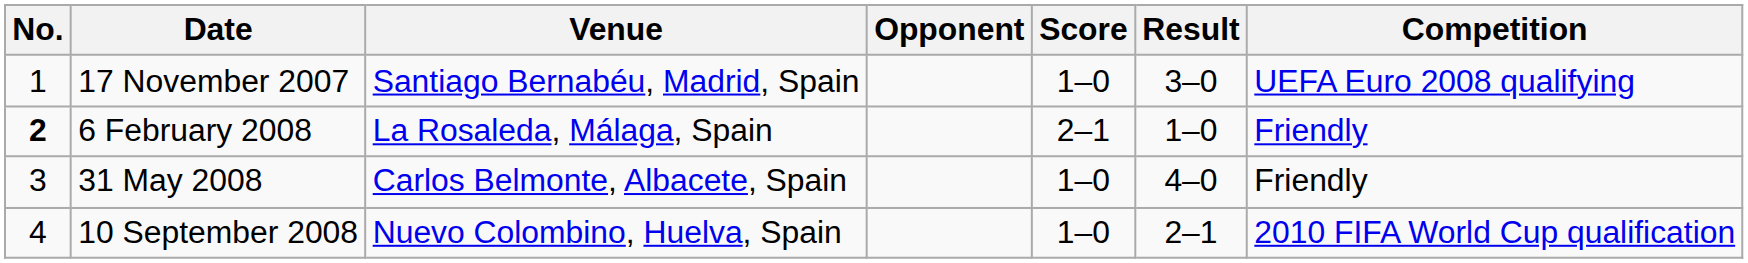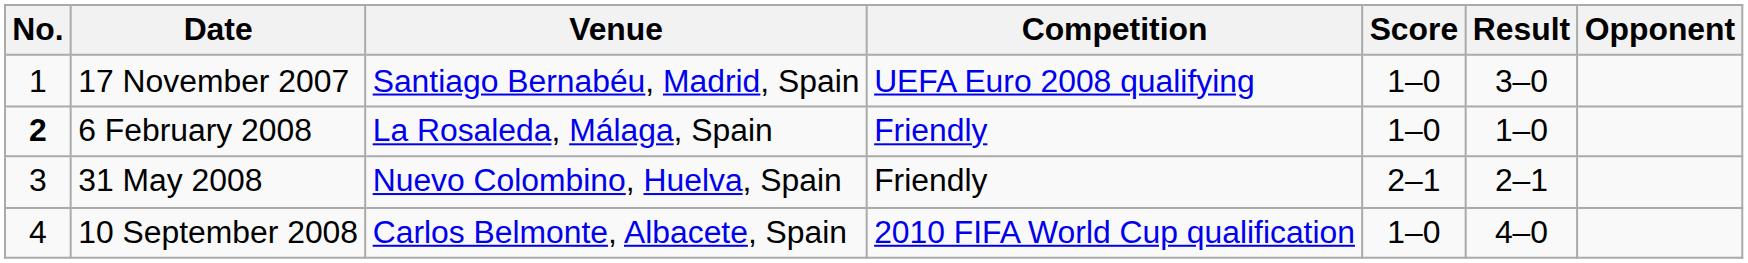columns swapped: (949, 29) <-> (1495, 29)
(1083, 130) 2–1 -> (1414, 130) 1–0
(610, 181) Carlos Belmonte, Albacete, Spain -> (607, 181) Nuevo Colombino, Huelva, Spain
(1083, 181) 1–0 -> (1414, 181) 2–1
(1191, 181) 4–0 -> (1521, 181) 2–1
(607, 231) Nuevo Colombino, Huelva, Spain -> (610, 231) Carlos Belmonte, Albacete, Spain
(1191, 231) 2–1 -> (1521, 231) 4–0
